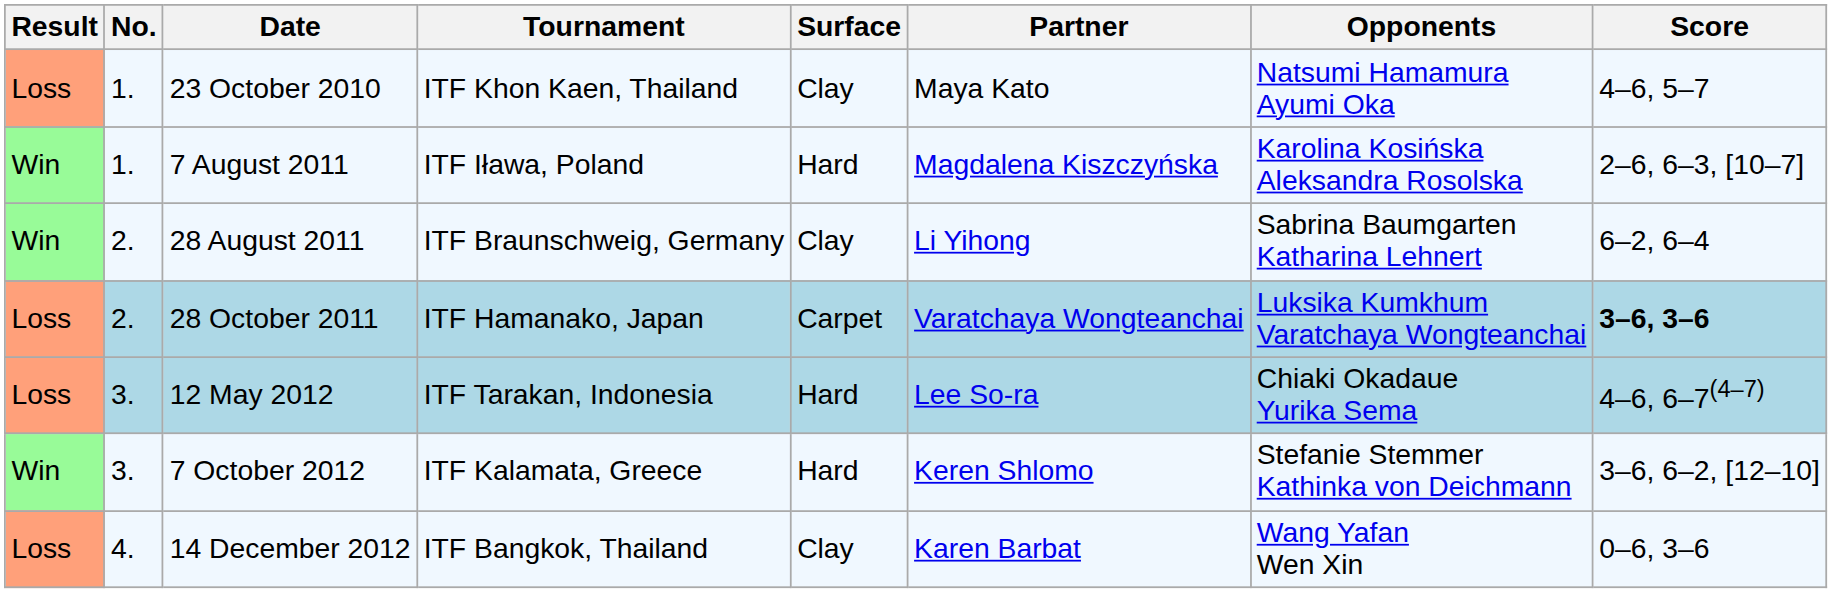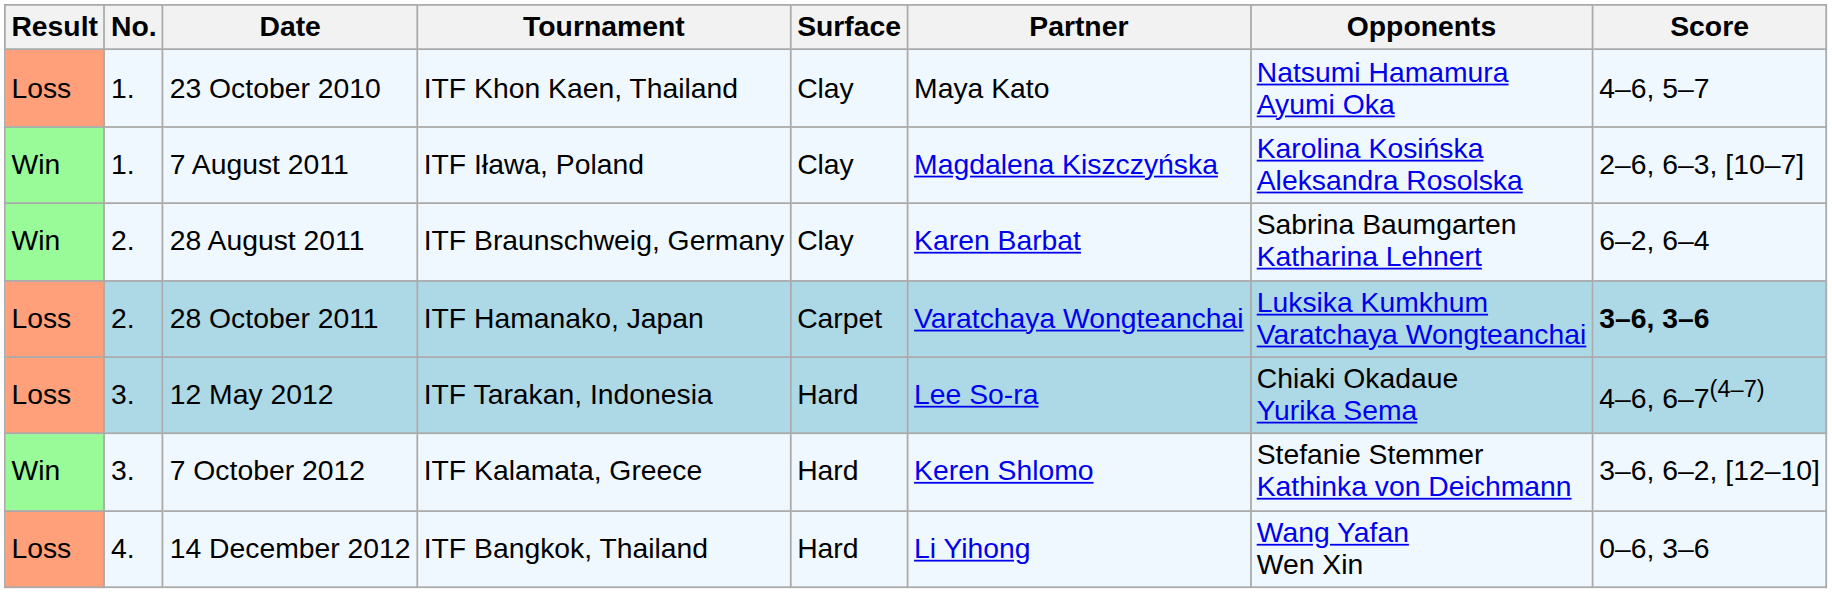(828, 164) Hard -> (825, 164) Clay
(972, 241) Li Yihong -> (998, 241) Karen Barbat
(825, 548) Clay -> (828, 548) Hard
(998, 548) Karen Barbat -> (972, 548) Li Yihong
